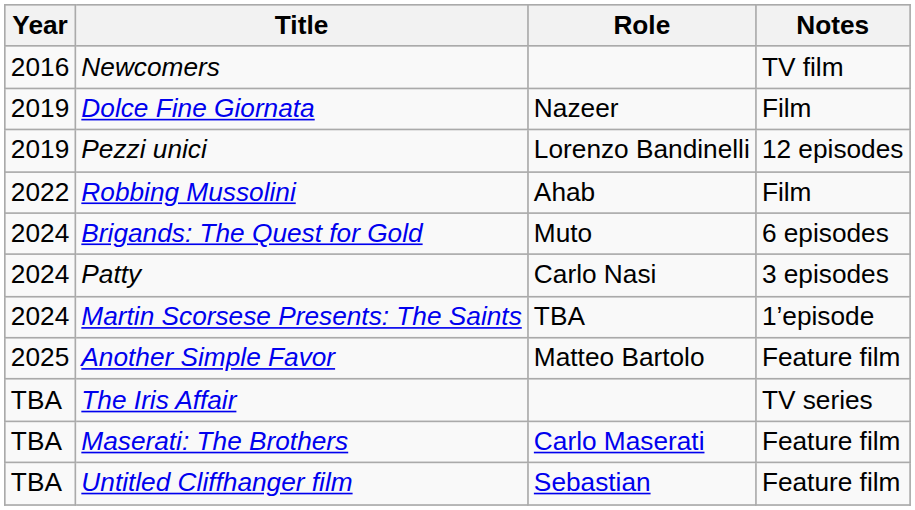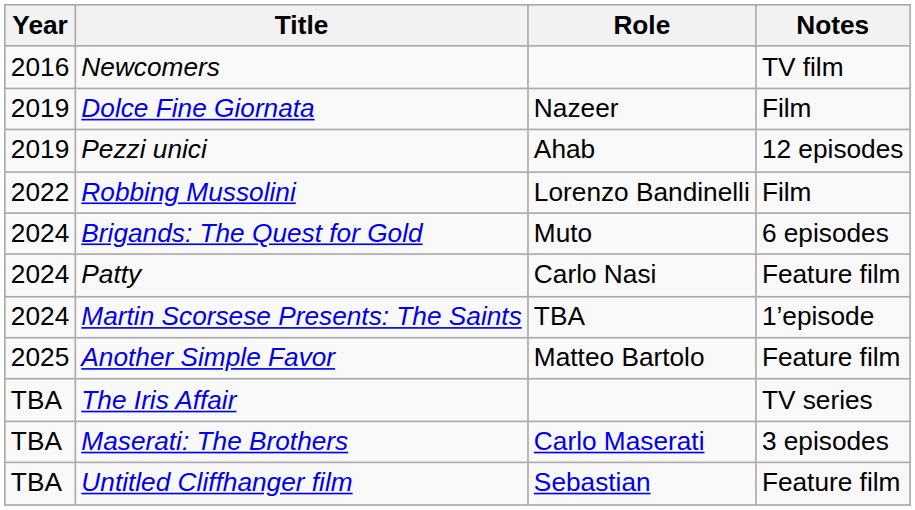(642, 150) Lorenzo Bandinelli -> (565, 150) Ahab
(565, 191) Ahab -> (642, 191) Lorenzo Bandinelli
(825, 274) 3 episodes -> (831, 274) Feature film
(831, 441) Feature film -> (825, 441) 3 episodes
